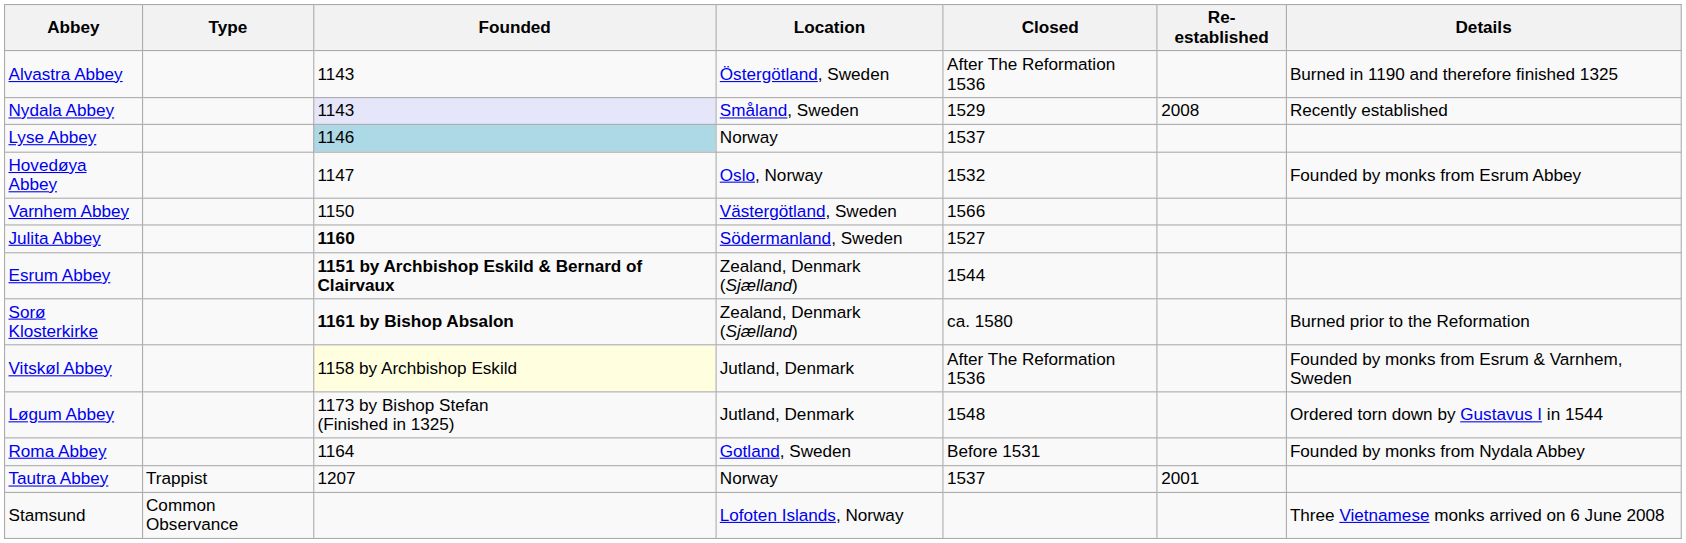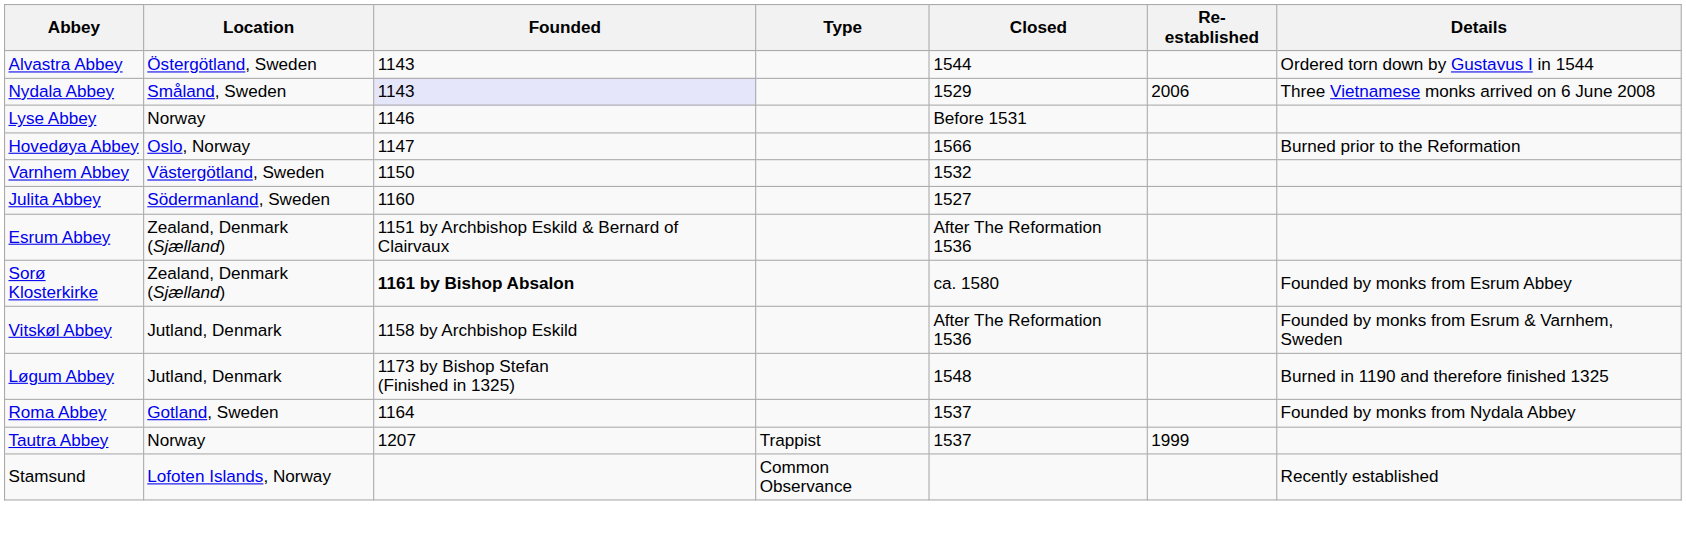columns swapped: (228, 27) <-> (829, 27)
(1031, 74) After The Reformation 1536 -> (952, 64) 1544
(1454, 74) Burned in 1190 and therefore finished 1325 -> (1437, 64) Ordered torn down by Gustavus I in 1544
(1180, 110) 2008 -> (1170, 91) 2006
(1369, 110) Recently established -> (1468, 91) Three Vietnamese monks arrived on 6 June 2008
(336, 138) lightblue background -> (396, 118) no background
(966, 138) 1537 -> (980, 118) Before 1531
(966, 174) 1532 -> (952, 145) 1566
(1435, 174) Founded by monks from Esrum Abbey -> (1401, 145) Burned prior to the Reformation
(966, 211) 1566 -> (952, 173) 1532
(336, 238) bold -> (396, 200) normal
(480, 275) bold -> (528, 237) normal
(966, 275) 1544 -> (1017, 237) After The Reformation 1536
(1410, 321) Burned prior to the Reformation -> (1426, 283) Founded by monks from Esrum Abbey
(417, 368) lightyellow background -> (478, 329) no background
(1446, 414) Ordered torn down by Gustavus I in 1544 -> (1445, 376) Burned in 1190 and therefore finished 1325
(994, 451) Before 1531 -> (952, 413) 1537
(1180, 478) 2001 -> (1170, 440) 1999
(1477, 515) Three Vietnamese monks arrived on 6 June 2008 -> (1360, 476) Recently established
